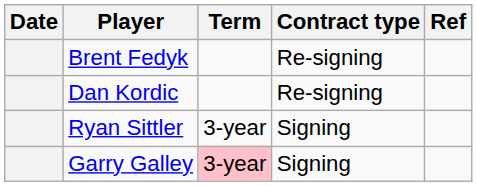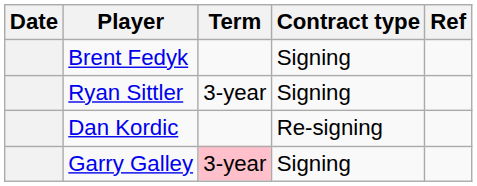(330, 57) Re-signing -> (314, 57) Signing
rows swapped: (123, 92) <-> (126, 127)
